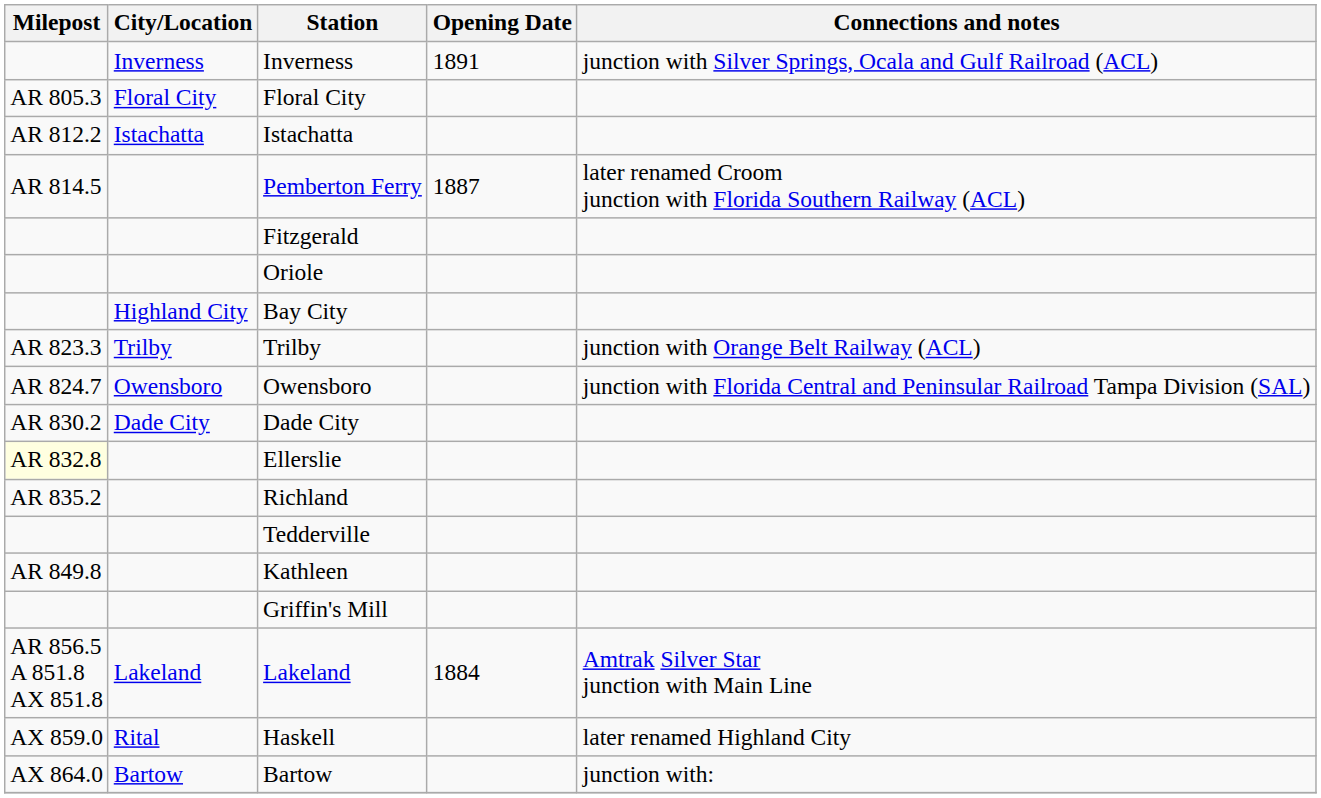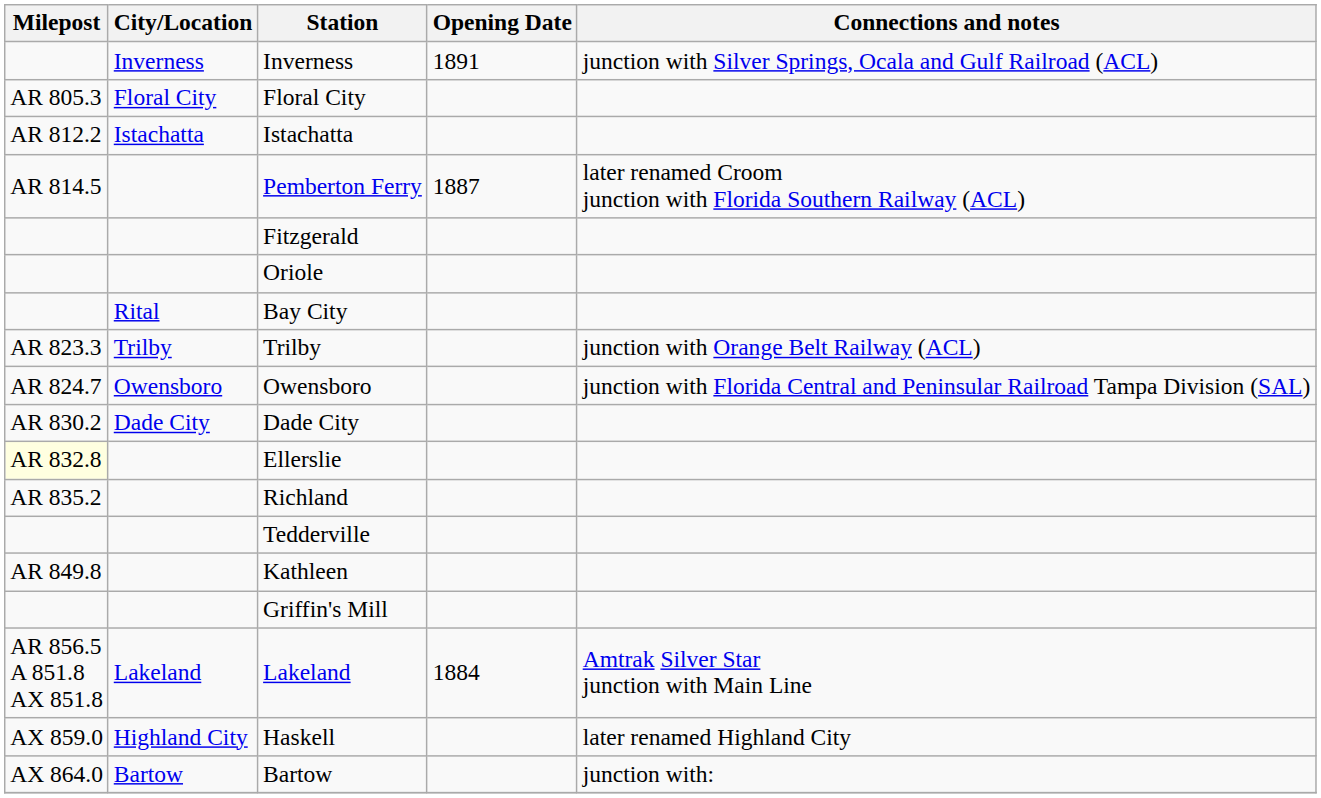(181, 310) Highland City -> (137, 310) Rital
(137, 736) Rital -> (181, 736) Highland City
